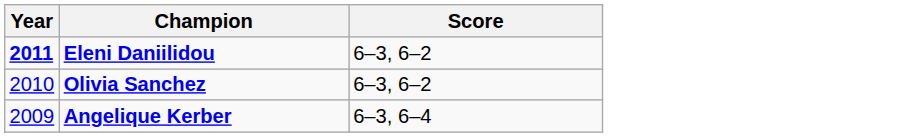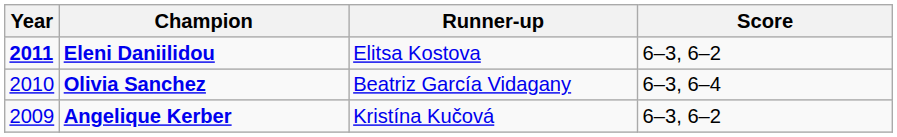+ column: (493, 21)
(392, 85) 6–3, 6–2 -> (682, 85) 6–3, 6–4
(392, 117) 6–3, 6–4 -> (682, 117) 6–3, 6–2
